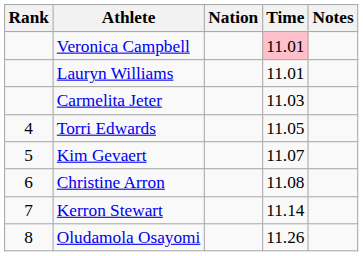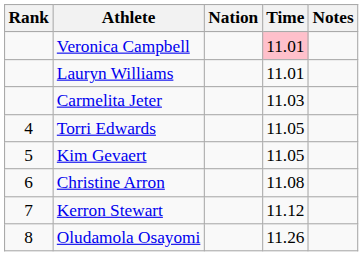(285, 155) 11.07 -> (285, 155) 11.05
(285, 210) 11.14 -> (285, 210) 11.12
